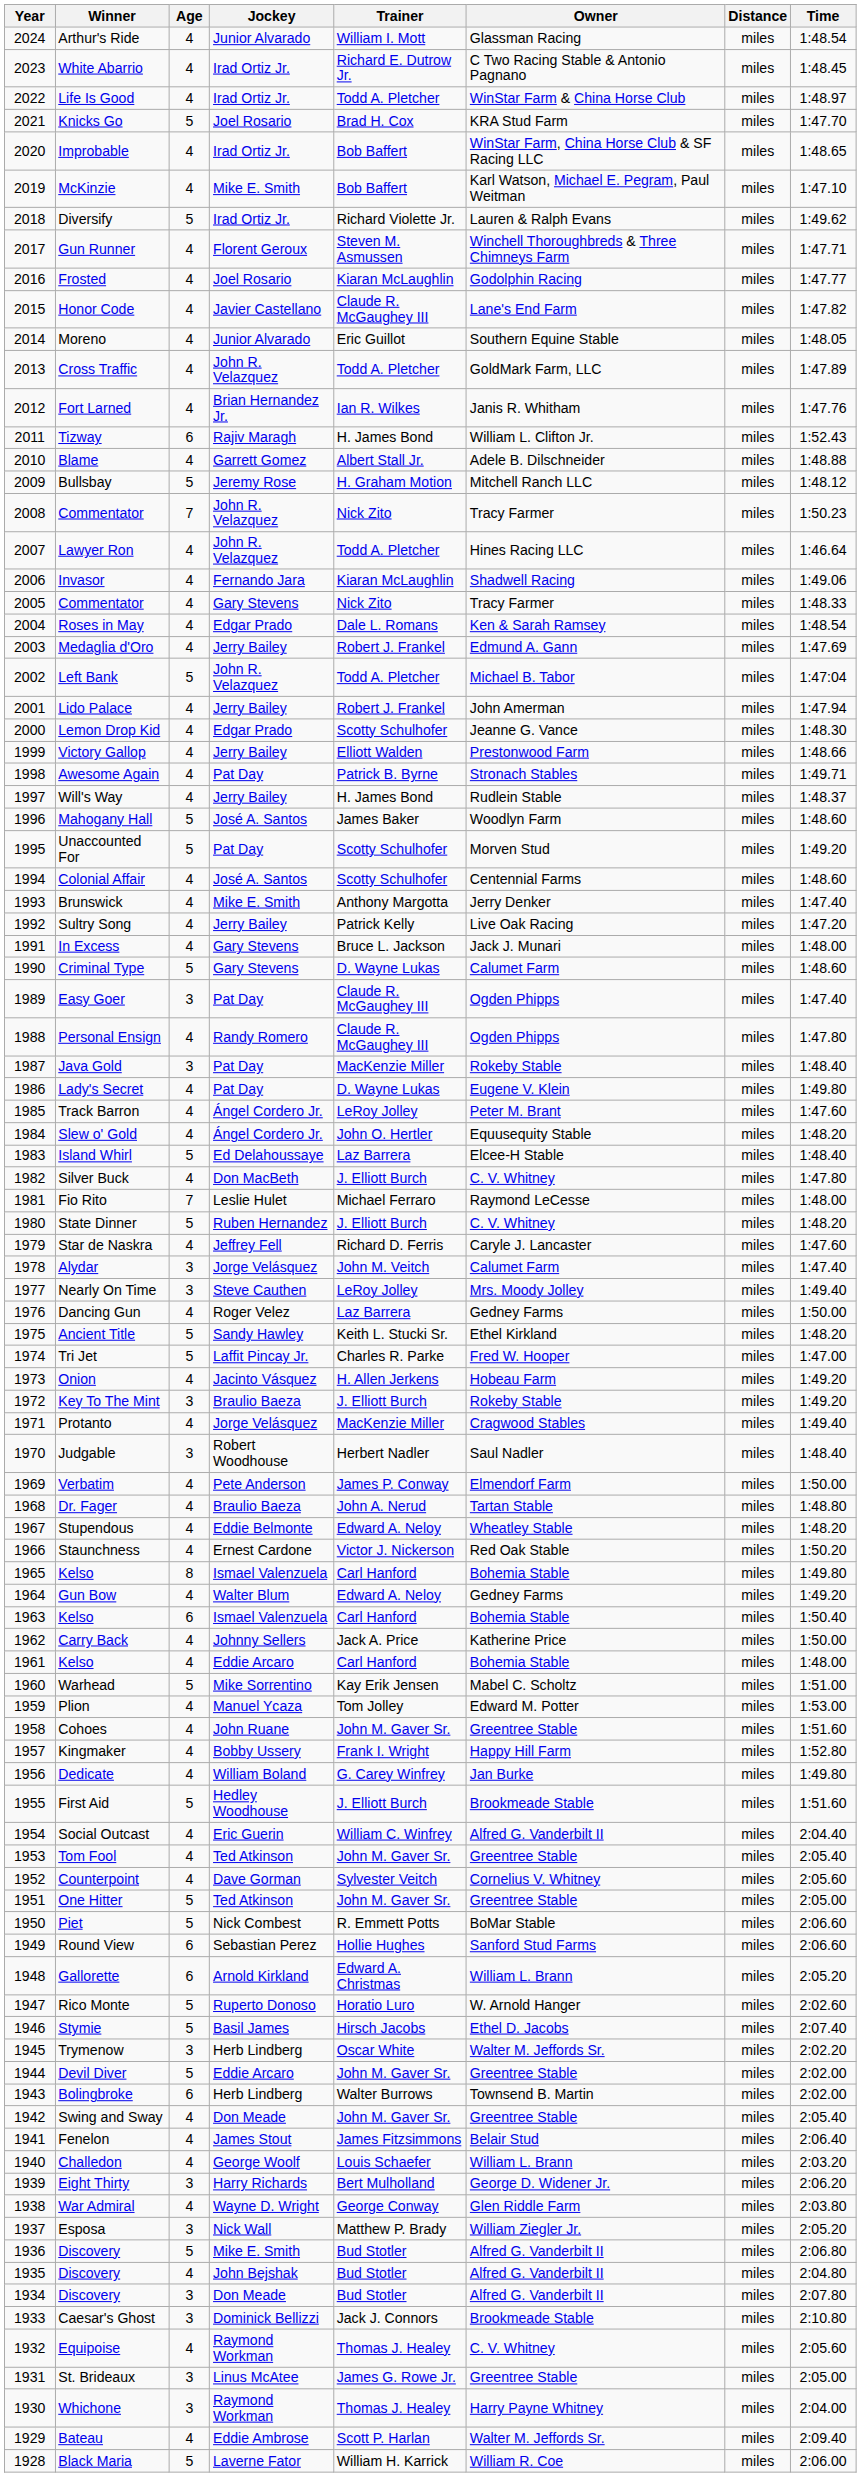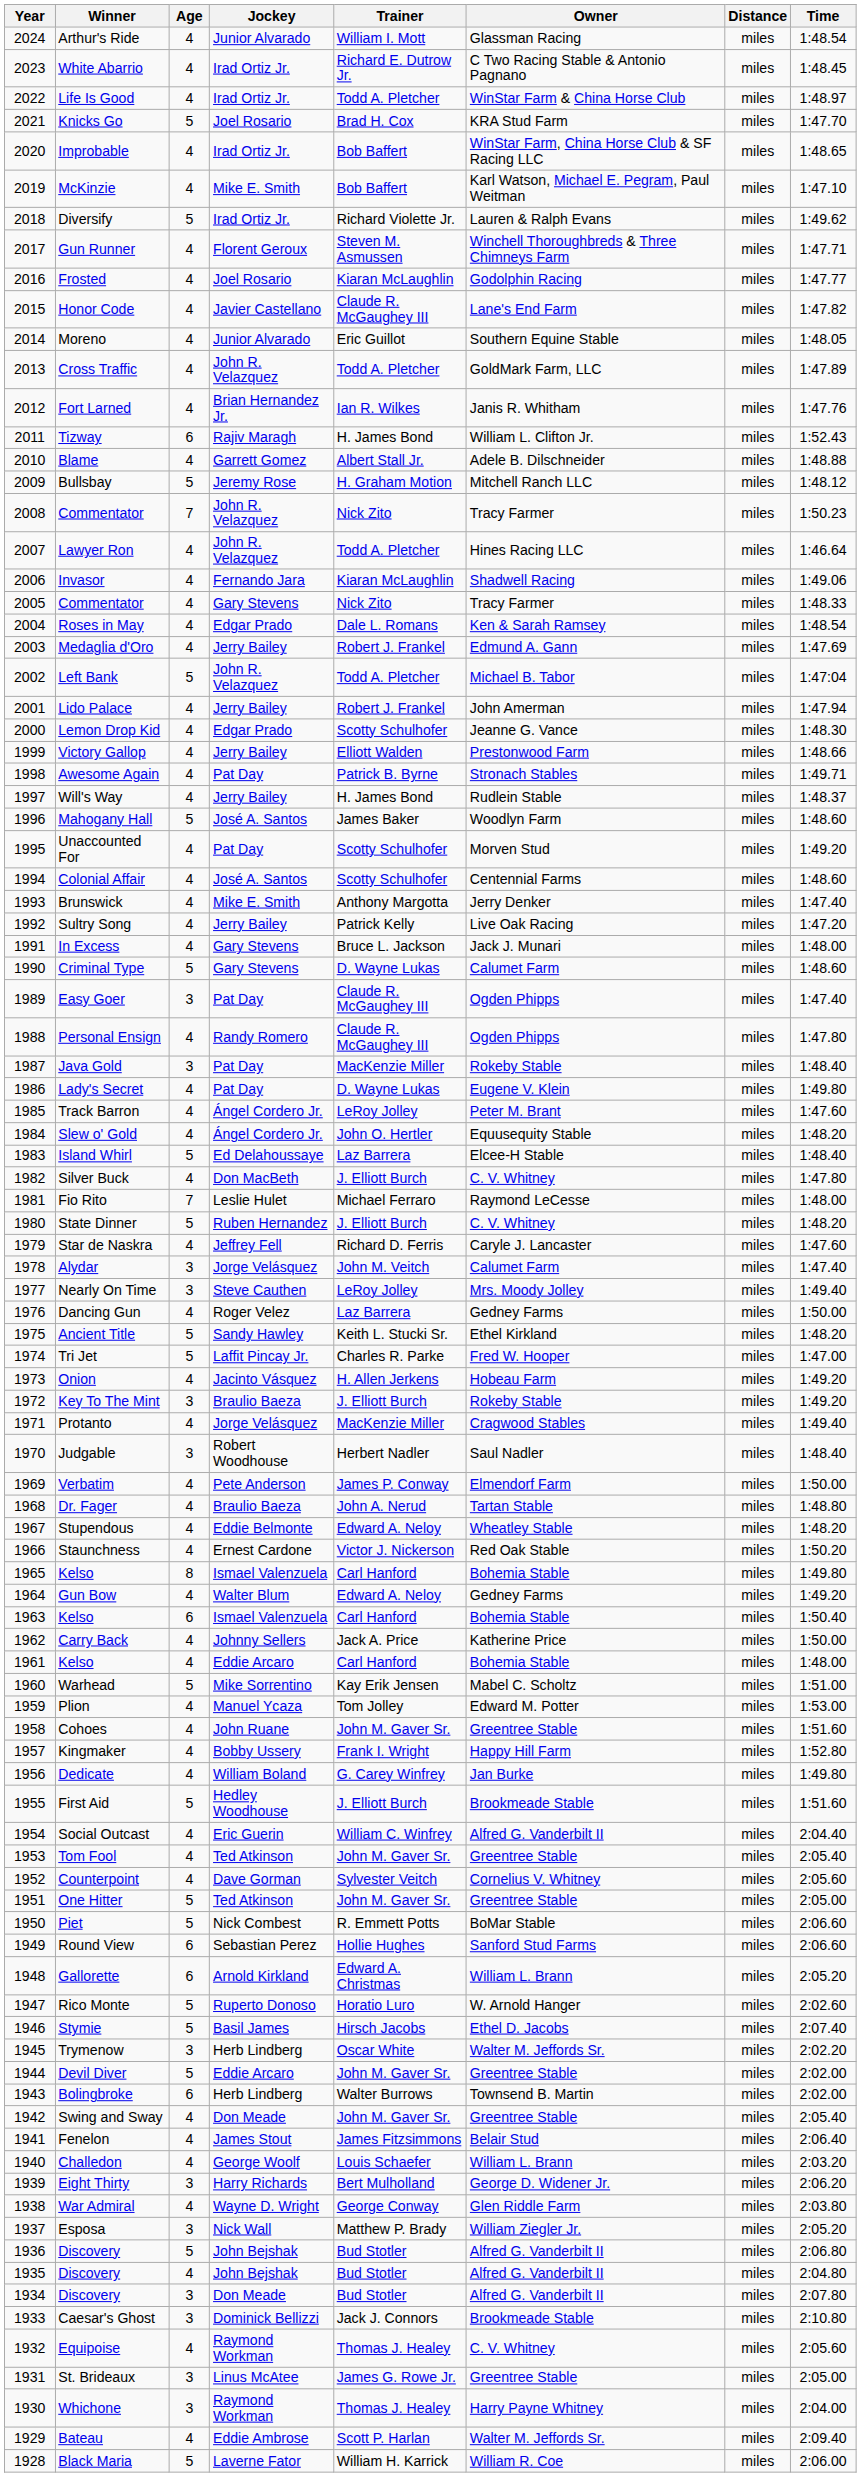(189, 850) 5 -> (189, 850) 4
(257, 2251) Mike E. Smith -> (255, 2251) John Bejshak
